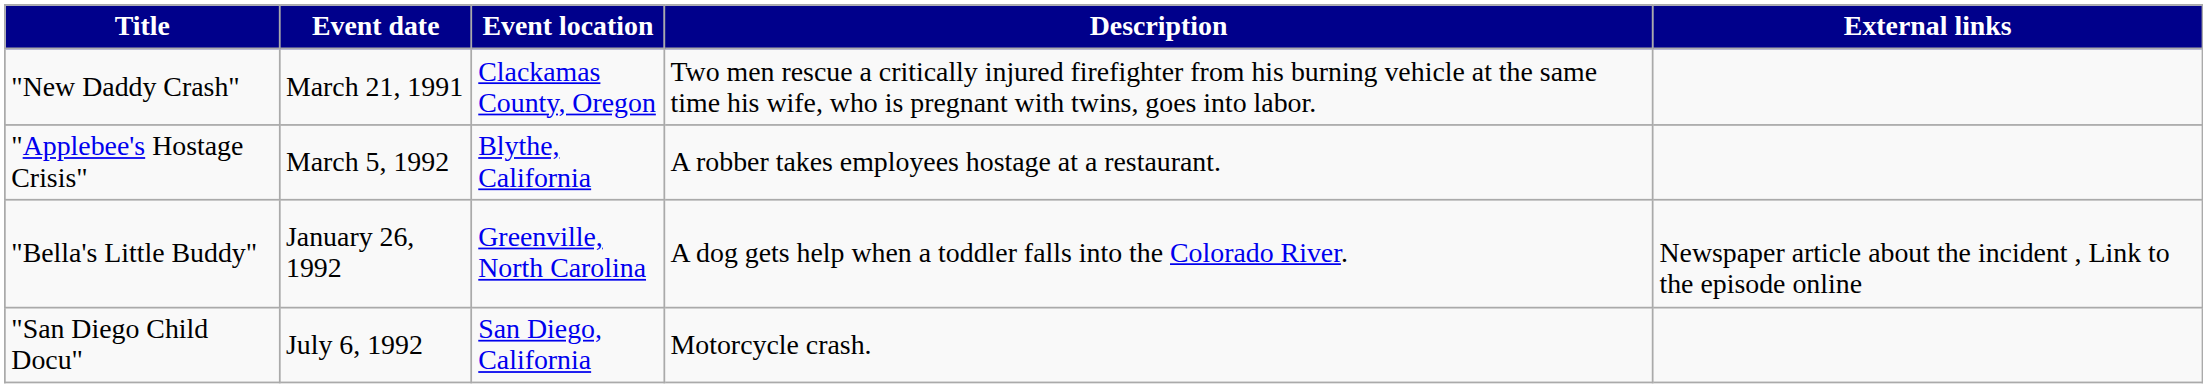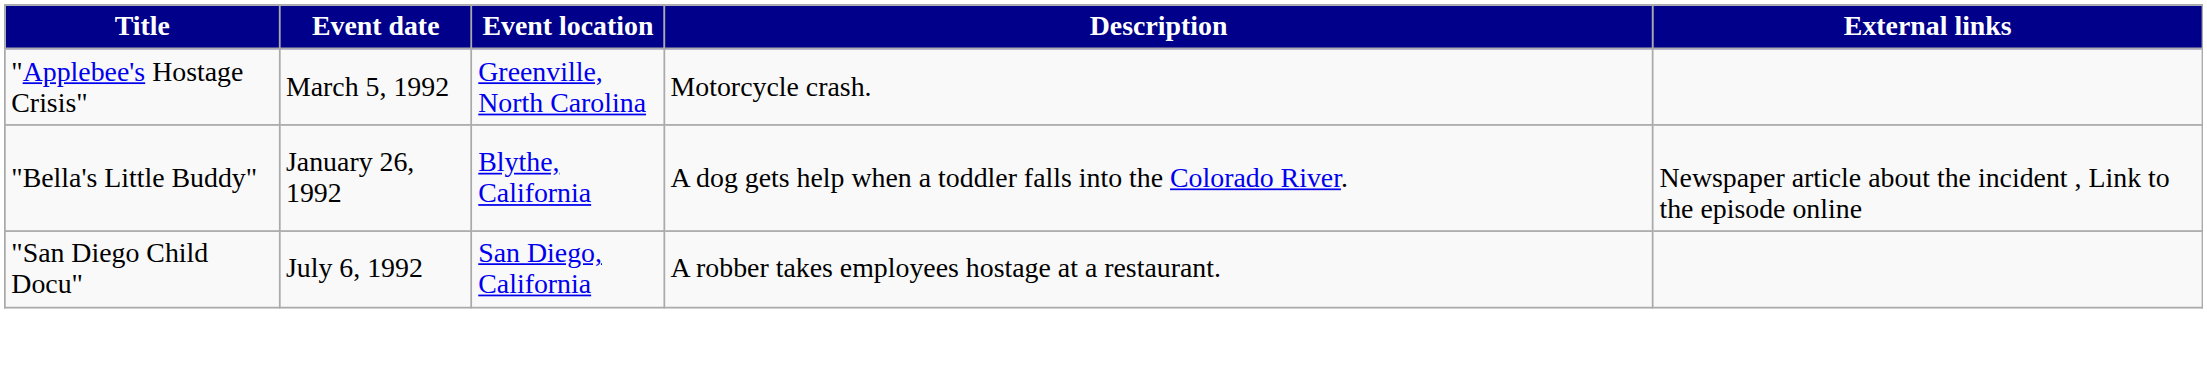- row: (125, 86)
(535, 161) Blythe, California -> (562, 86) Greenville, North Carolina
(946, 161) A robber takes employees hostage at a restaurant. -> (771, 86) Motorcycle crash.
(562, 252) Greenville, North Carolina -> (535, 177) Blythe, California
(771, 344) Motorcycle crash. -> (946, 268) A robber takes employees hostage at a restaurant.
